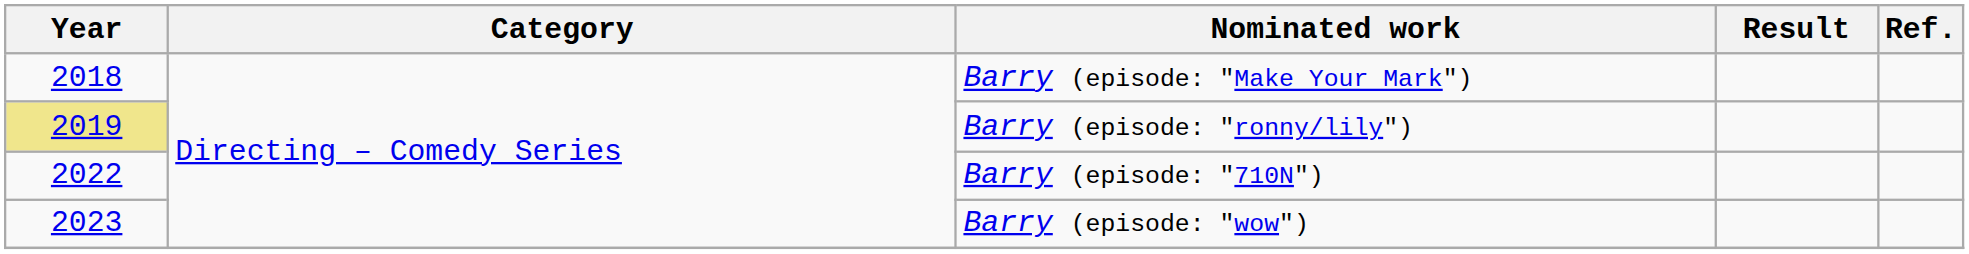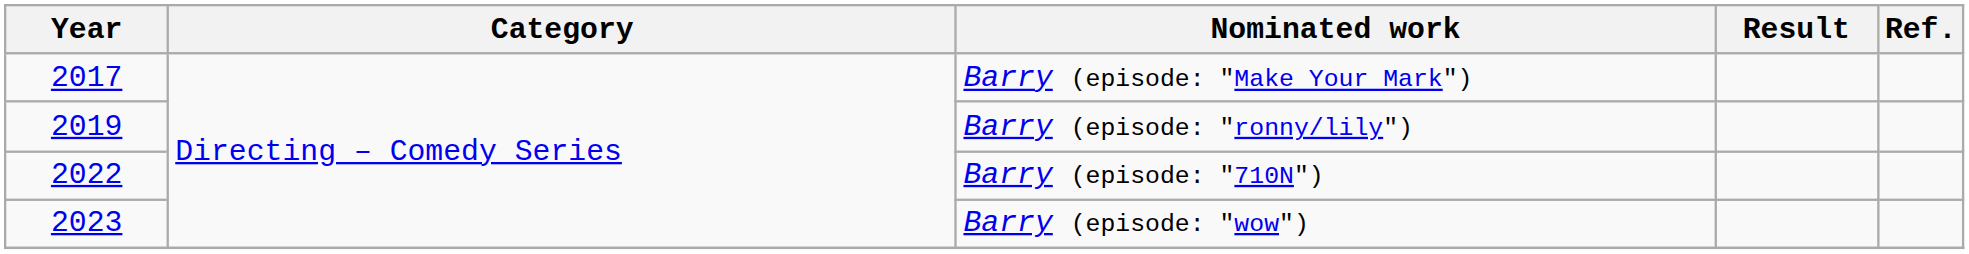(87, 78) 2018 -> (87, 78) 2017
(87, 126) khaki background -> (87, 126) no background
